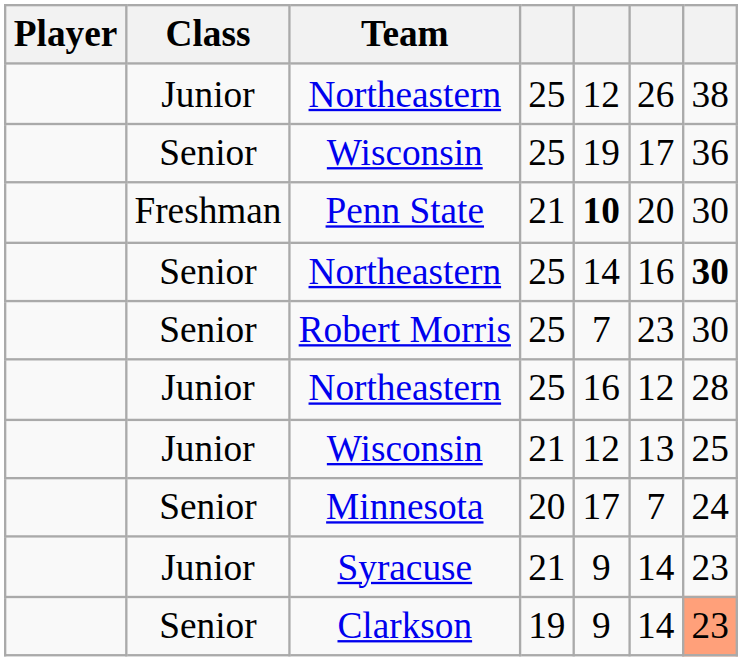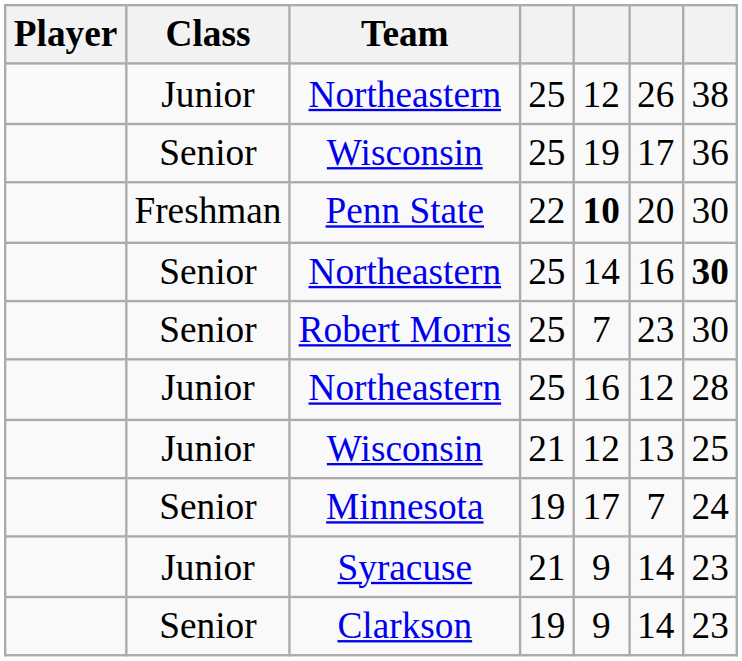(547, 211) 21 -> (547, 211) 22
(547, 507) 20 -> (547, 507) 19
(710, 625) lightsalmon background -> (710, 625) no background
